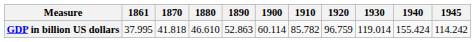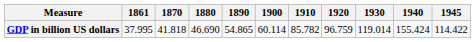(205, 29) 46.610 -> (205, 29) 46.690
(239, 29) 52.863 -> (239, 29) 54.865
(451, 29) 114.242 -> (451, 29) 114.422
